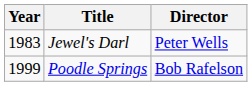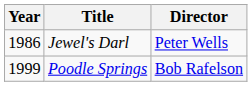(24, 42) 1983 -> (24, 42) 1986
